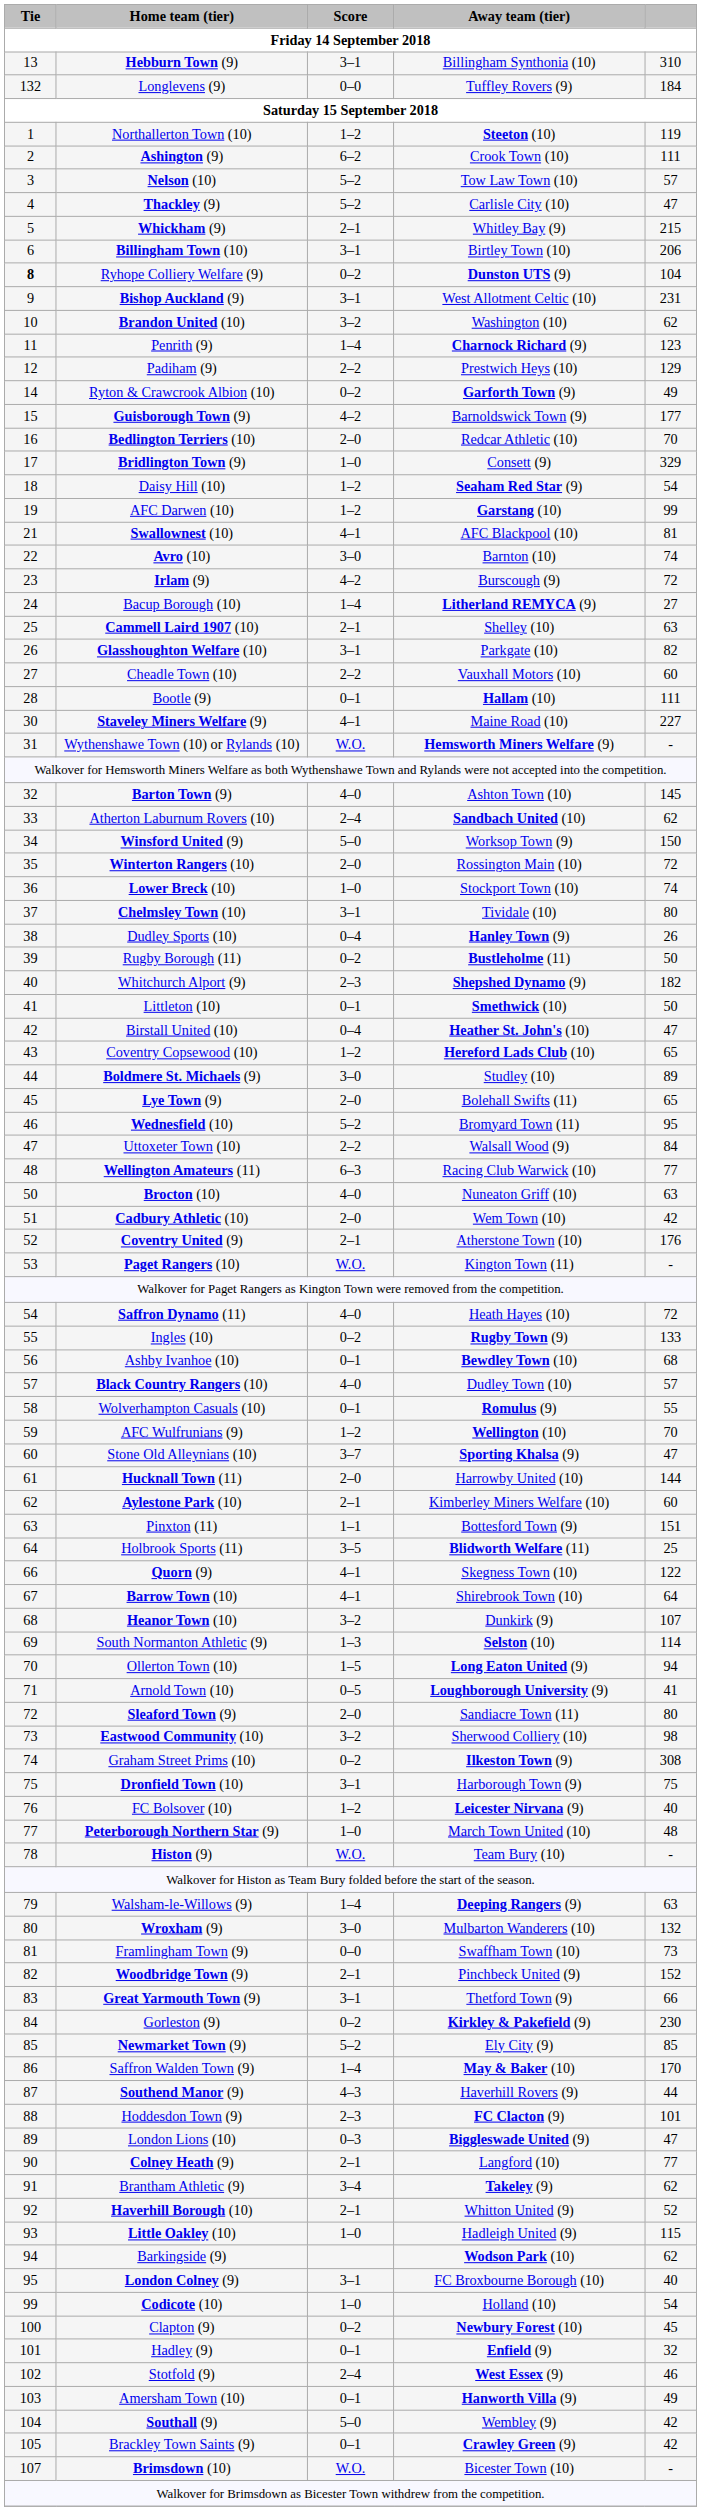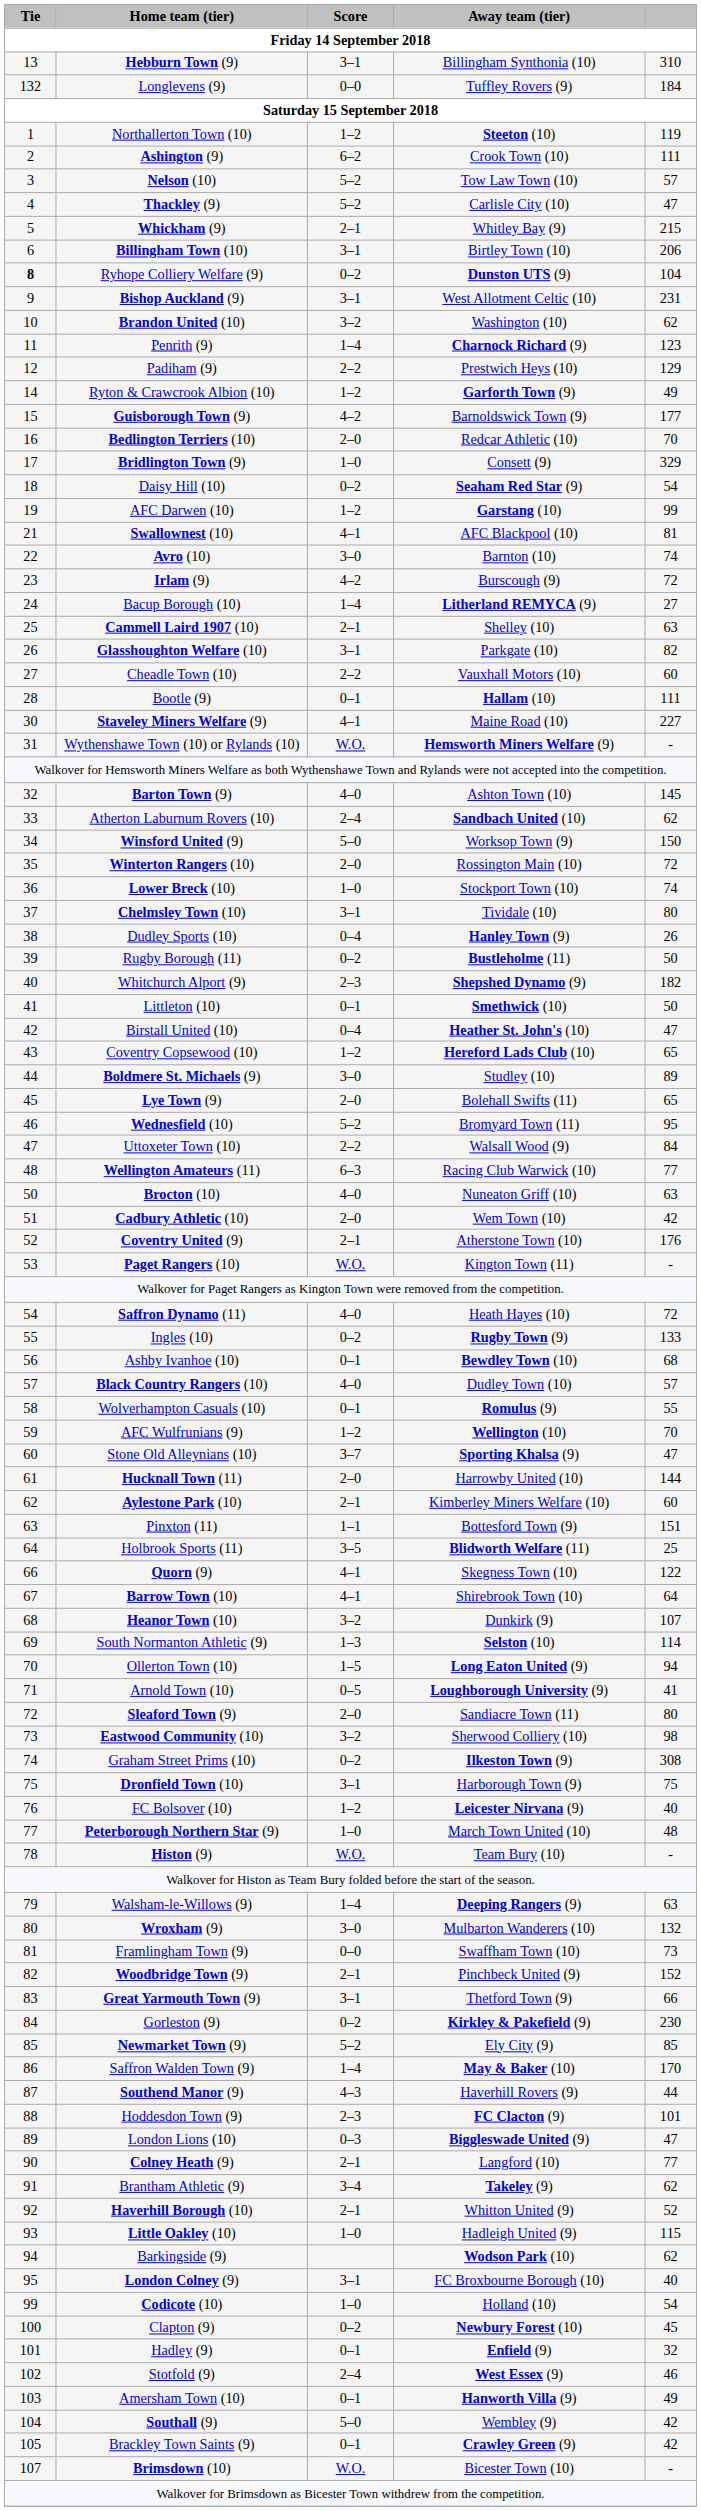(350, 392) 0–2 -> (350, 392) 1–2
(350, 486) 1–2 -> (350, 486) 0–2
